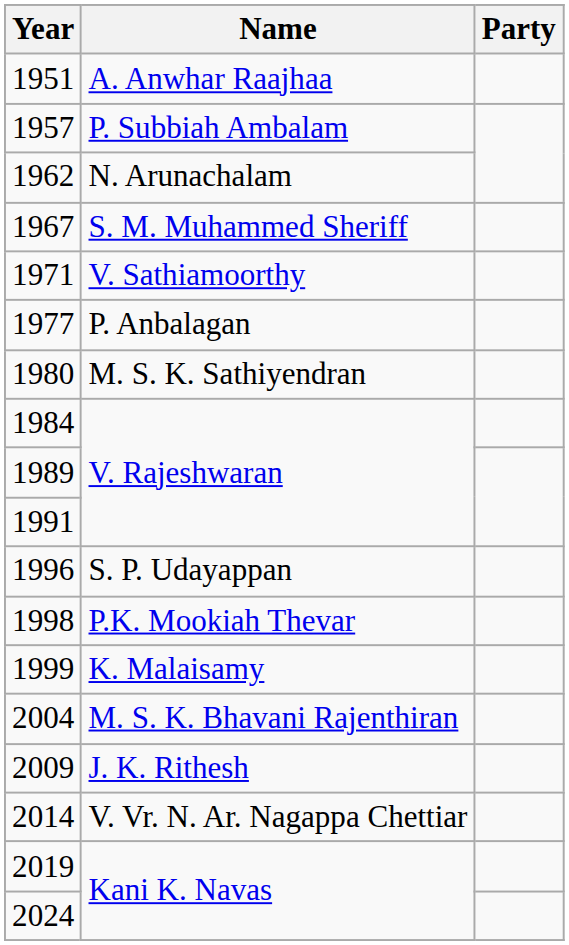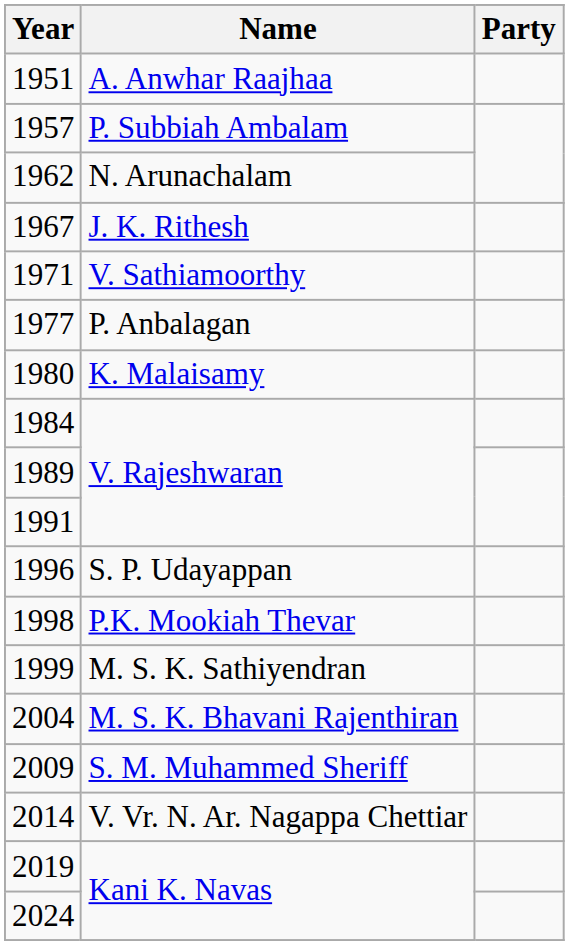(248, 226) S. M. Muhammed Sheriff -> (169, 226) J. K. Rithesh
(227, 373) M. S. K. Sathiyendran -> (176, 373) K. Malaisamy
(176, 669) K. Malaisamy -> (227, 669) M. S. K. Sathiyendran
(169, 767) J. K. Rithesh -> (248, 767) S. M. Muhammed Sheriff
